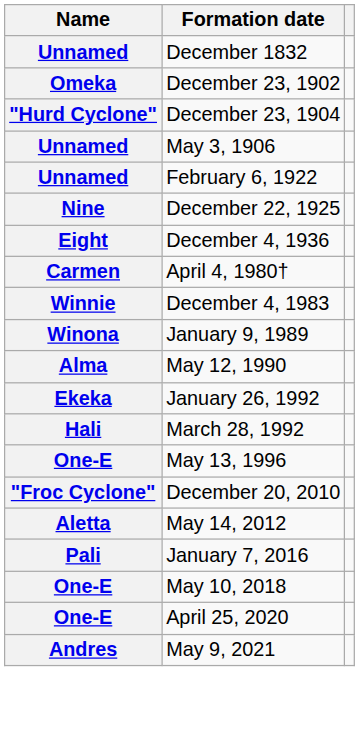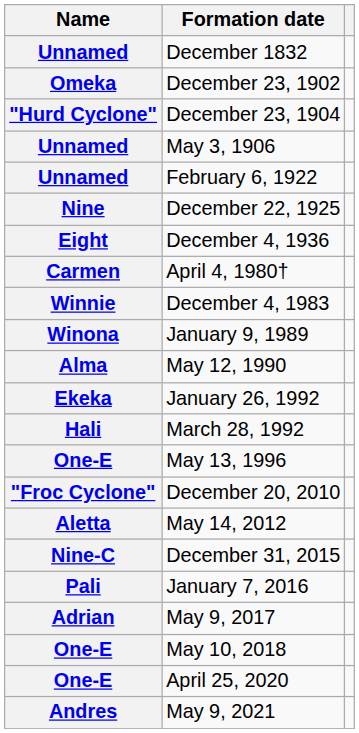+ row: (253, 555)
+ row: (221, 618)
